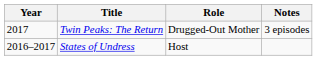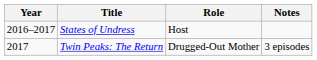rows swapped: (97, 47) <-> (112, 30)
